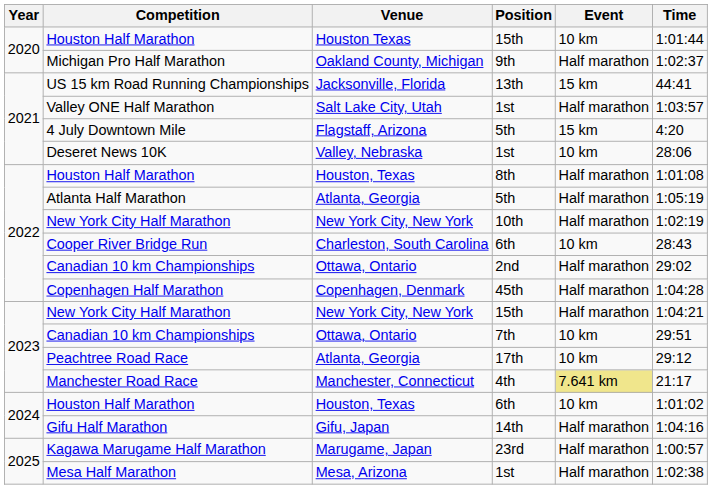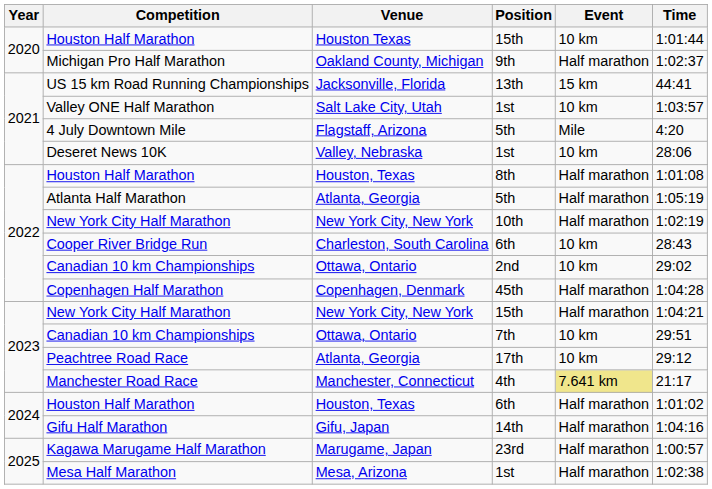(604, 107) Half marathon -> (578, 107) 10 km
(578, 130) 15 km -> (572, 130) Mile
(604, 267) Half marathon -> (578, 267) 10 km
(578, 404) 10 km -> (604, 404) Half marathon
